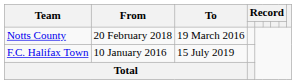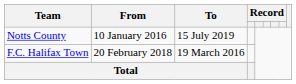(133, 35) 20 February 2018 -> (130, 35) 10 January 2016
(211, 35) 19 March 2016 -> (206, 35) 15 July 2019
(130, 53) 10 January 2016 -> (133, 53) 20 February 2018
(206, 53) 15 July 2019 -> (211, 53) 19 March 2016
